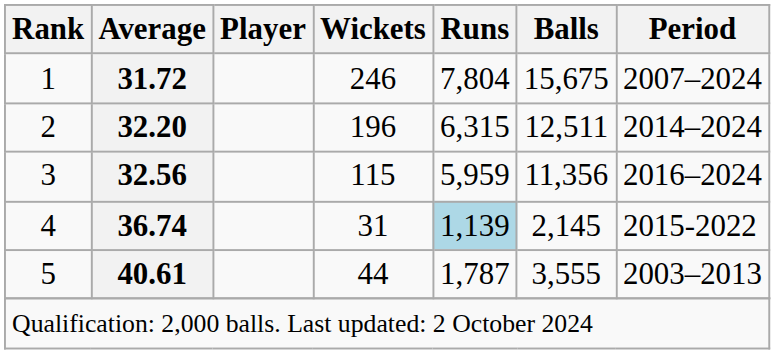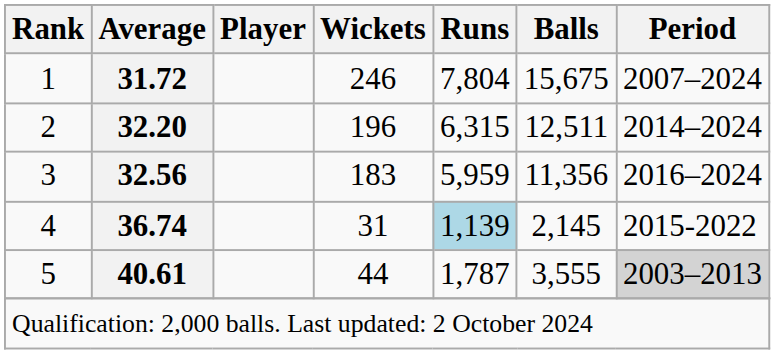(373, 175) 115 -> (373, 175) 183
(692, 273) no background -> (692, 273) lightgrey background
